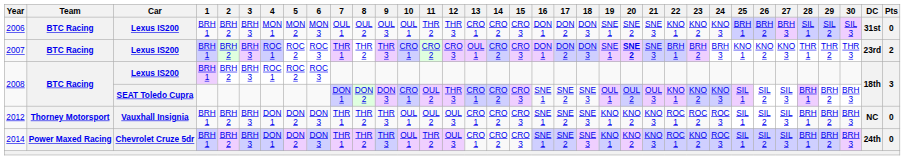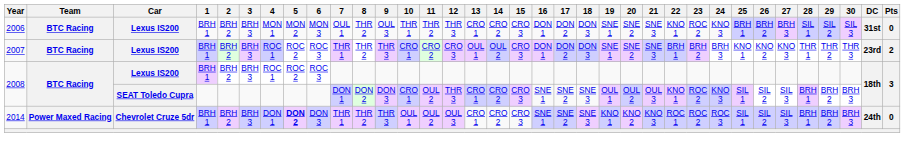(364, 28) OUL 2 -> (364, 28) THR 2
(409, 28) OUL 1 -> (409, 28) THR 1
(698, 28) KNO 2 -> (698, 28) ROC 2
(498, 50) CRO 2 -> (498, 50) OUL 2
(632, 50) bold -> (632, 50) normal
(698, 95) KNO 2 -> (698, 95) ROC 2
- row: (15, 117)
(296, 139) normal -> (296, 117) bold
(431, 139) THR 2 -> (431, 117) OUL 2
(698, 139) KNO 2 -> (698, 117) ROC 2
